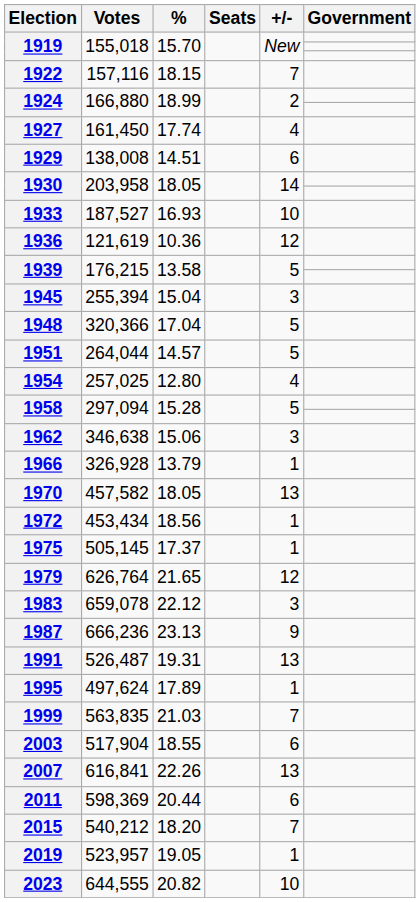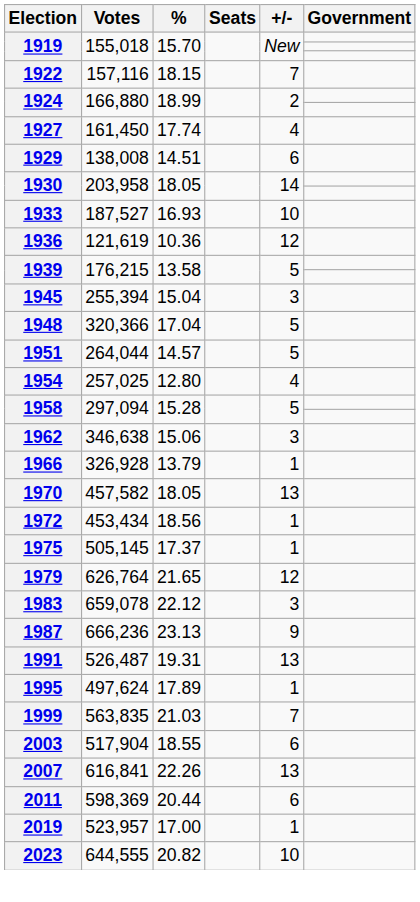- row: (43, 827)
(179, 855) 19.05 -> (179, 827) 17.00
